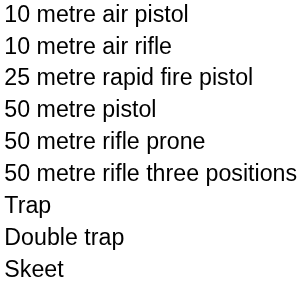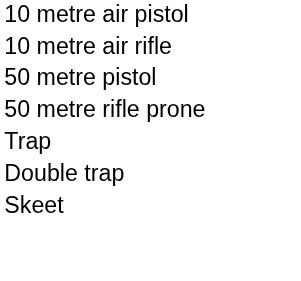- row: (129, 77)
- row: (151, 173)
